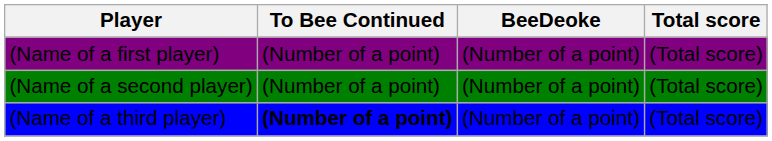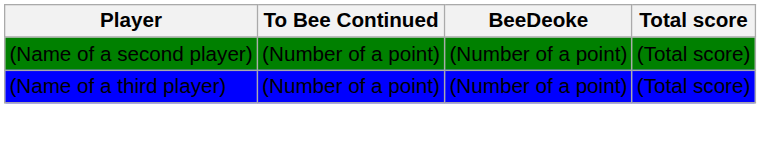- row: (114, 53)
(357, 119) bold -> (351, 86) normal
